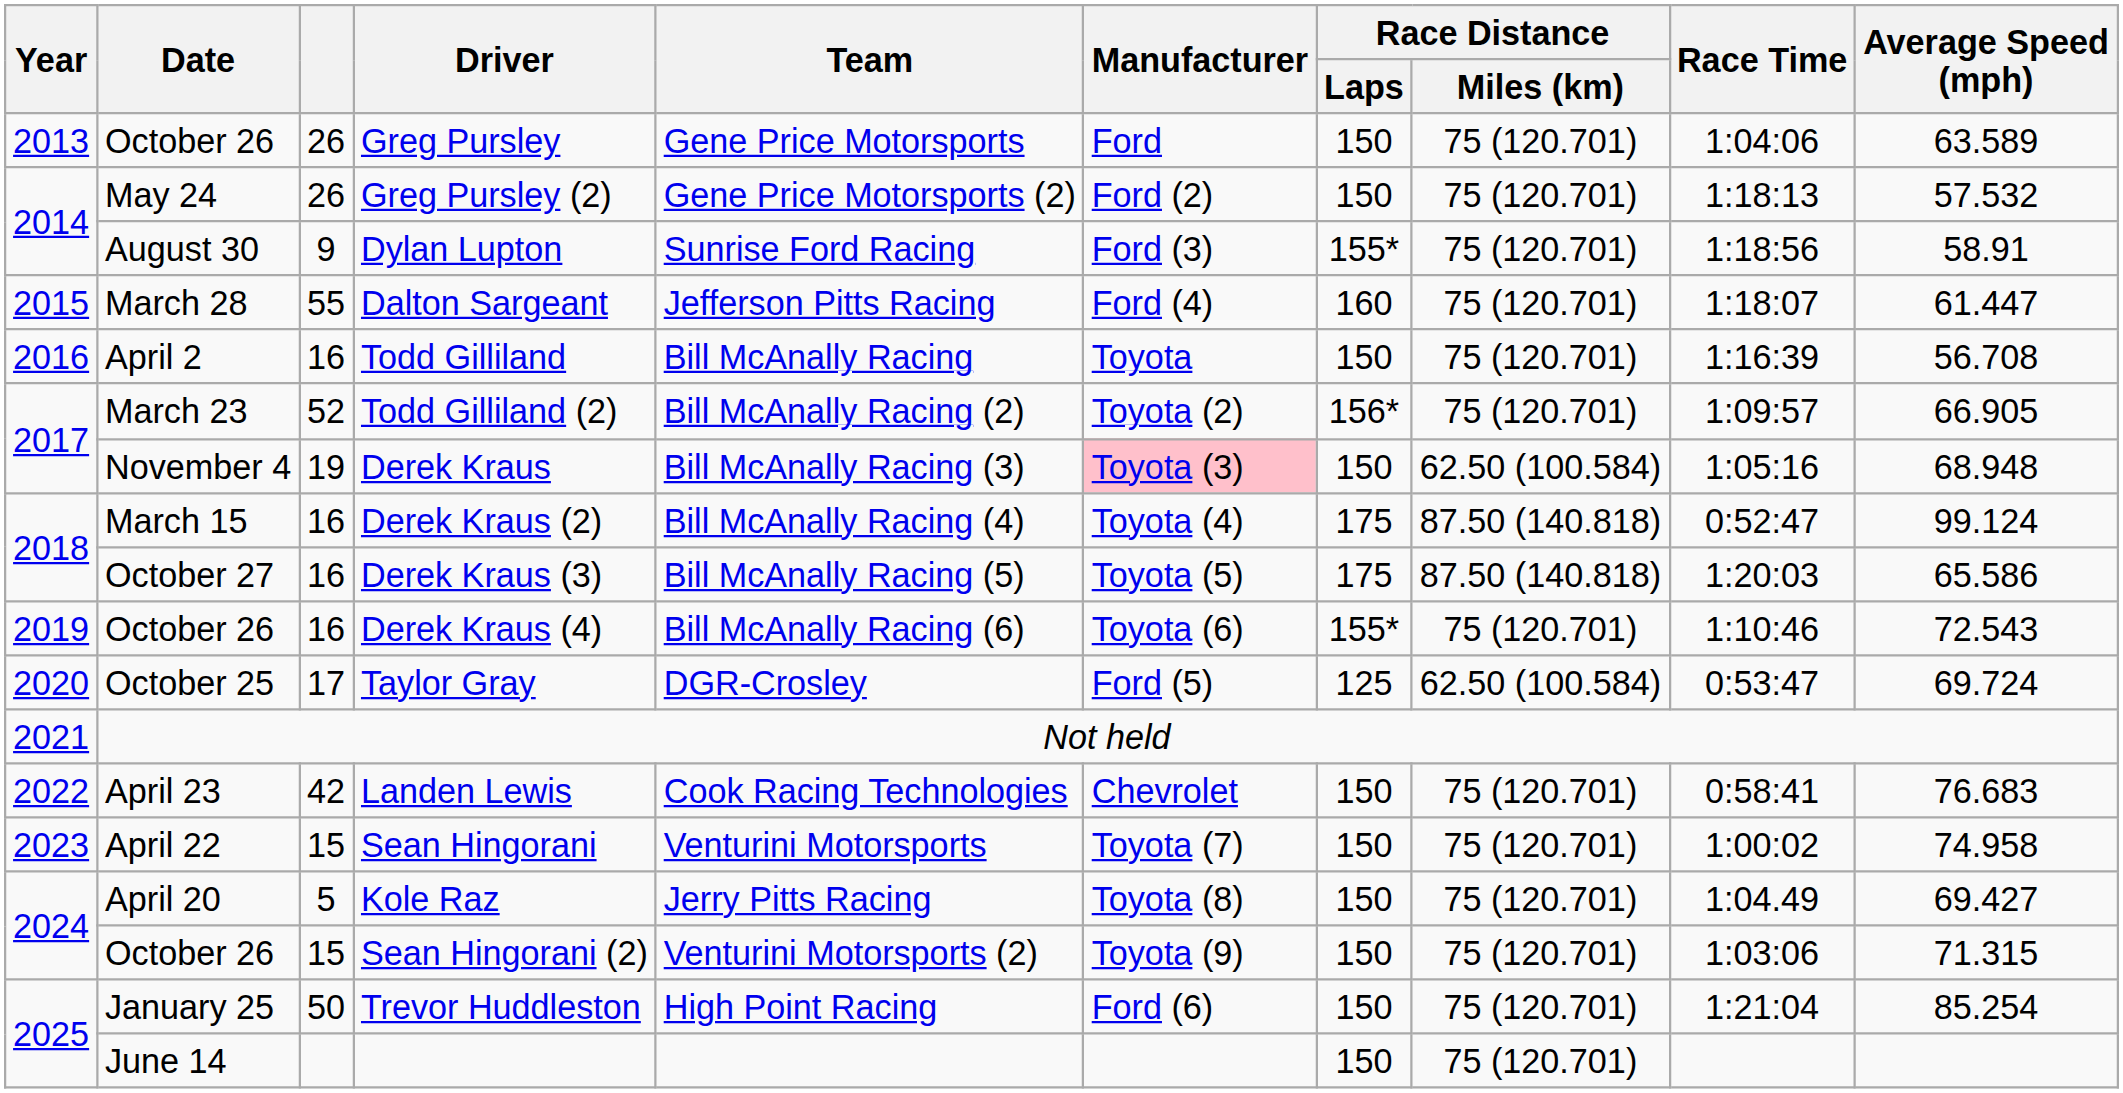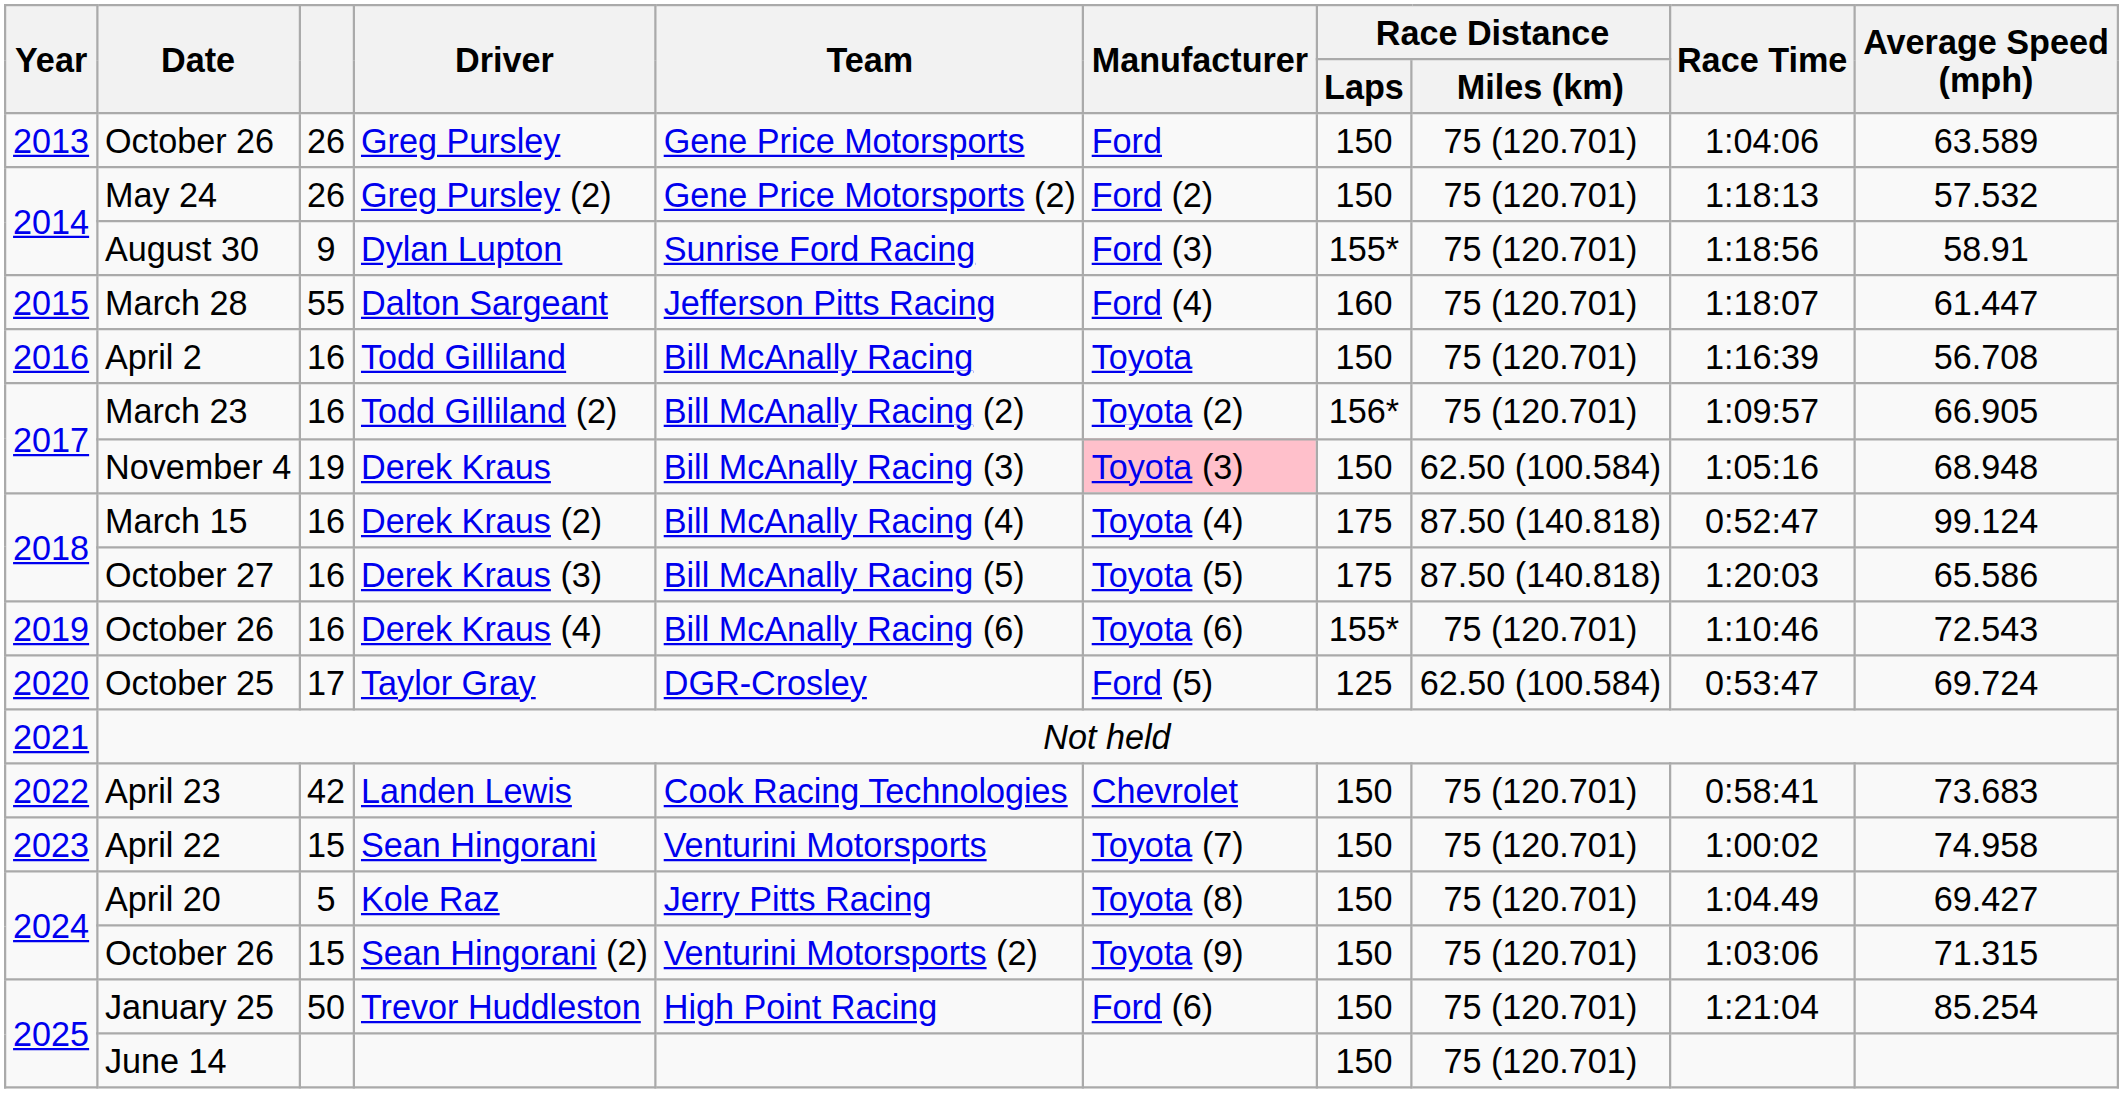(326, 411) 52 -> (326, 411) 16
(1986, 790) 76.683 -> (1986, 790) 73.683
